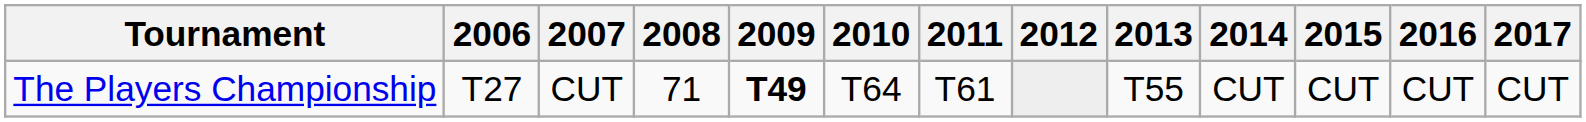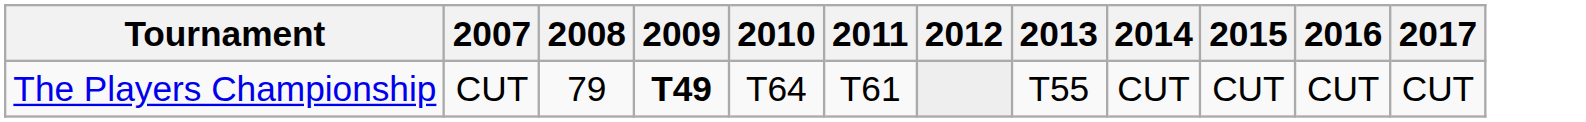- column: (492, 33)
(682, 89) 71 -> (587, 89) 79
